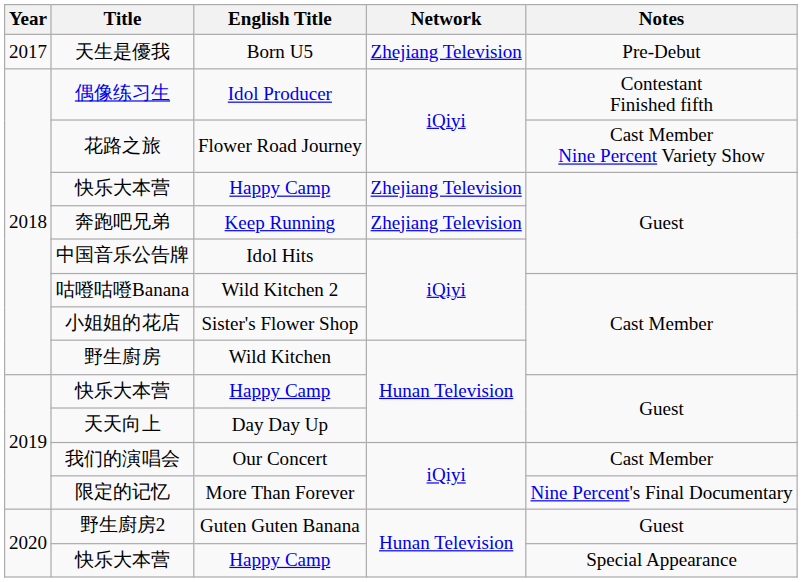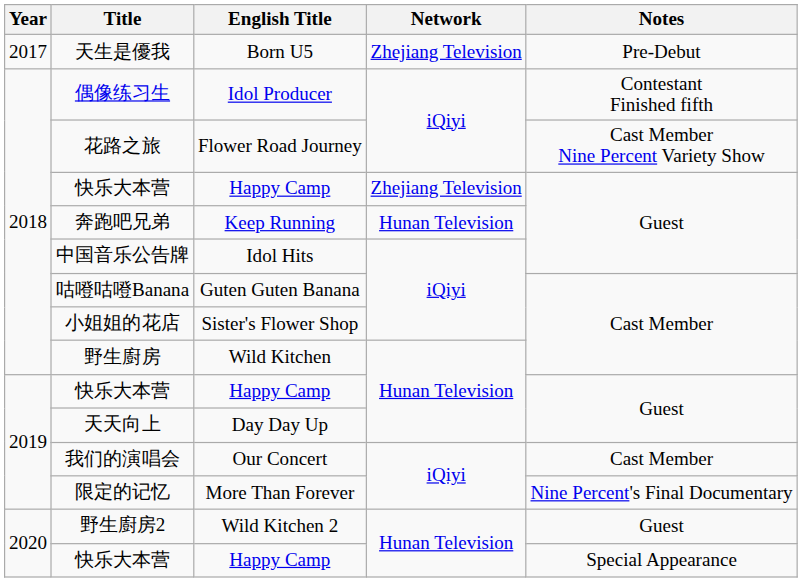(446, 222) Zhejiang Television -> (446, 222) Hunan Television
(280, 289) Wild Kitchen 2 -> (280, 289) Guten Guten Banana
(280, 526) Guten Guten Banana -> (280, 526) Wild Kitchen 2
